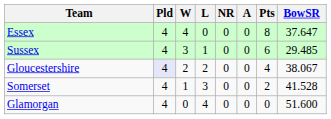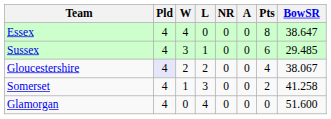(302, 31) 37.647 -> (302, 31) 38.647
(302, 86) 41.528 -> (302, 86) 41.258
